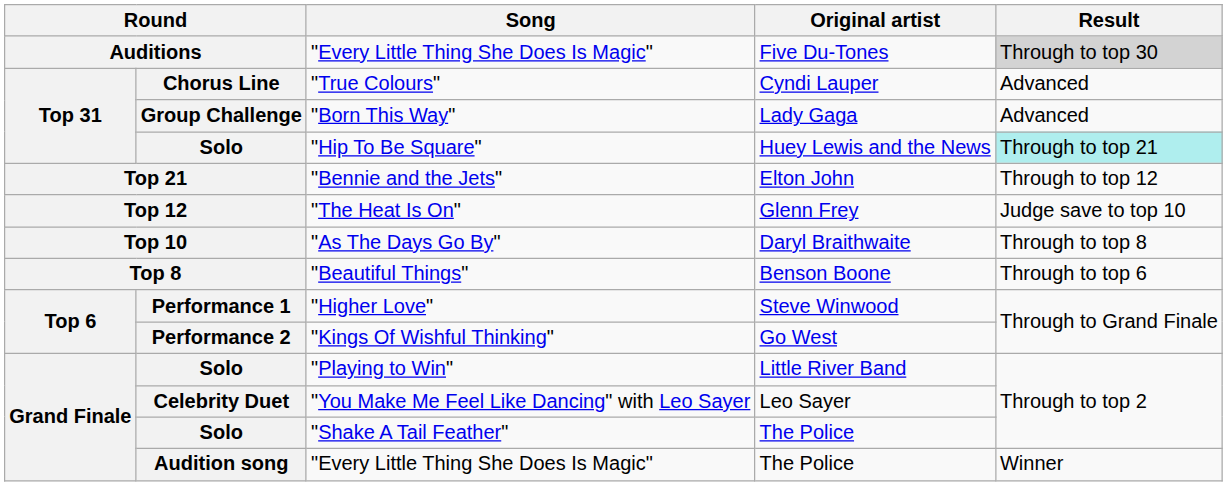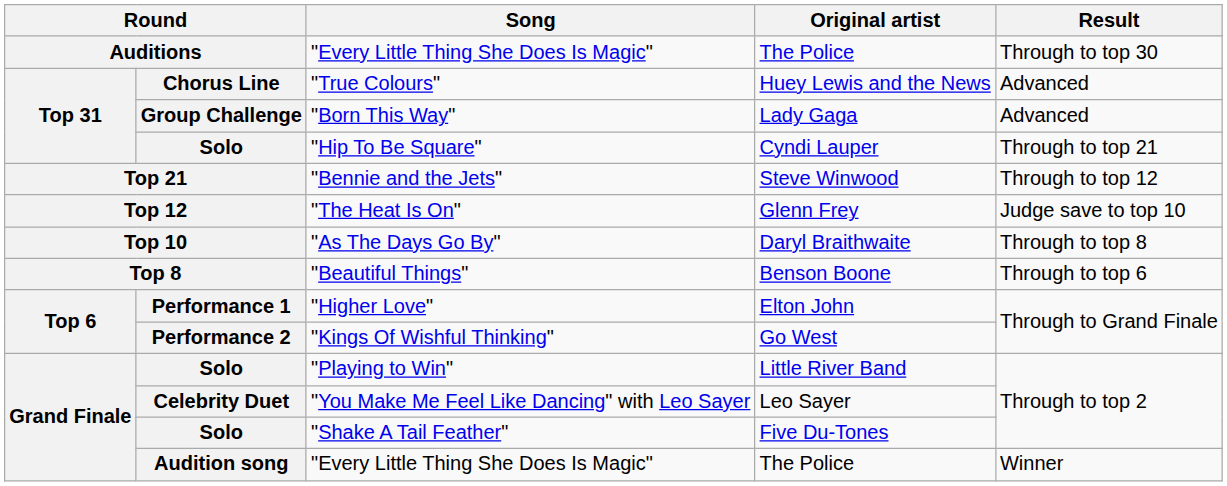(824, 52) Five Du-Tones -> (807, 52) The Police
(1079, 52) lightgrey background -> (1079, 52) no background
(819, 83) Cyndi Lauper -> (875, 83) Huey Lewis and the News
(875, 147) Huey Lewis and the News -> (819, 147) Cyndi Lauper
(1079, 147) paleturquoise background -> (1079, 147) no background
(807, 178) Elton John -> (829, 178) Steve Winwood
(829, 305) Steve Winwood -> (807, 305) Elton John
(807, 432) The Police -> (824, 432) Five Du-Tones
